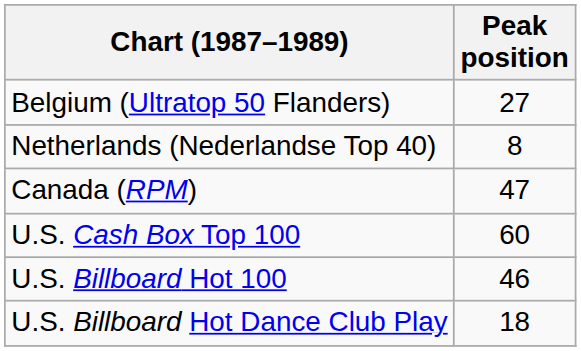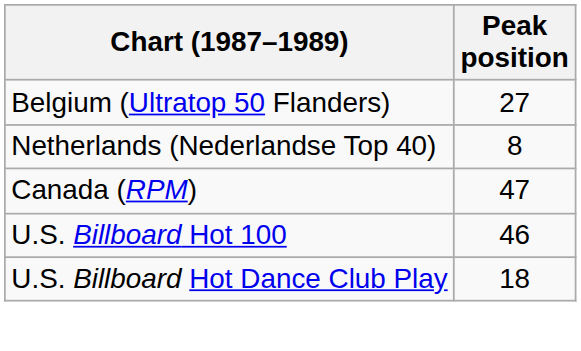- row: (156, 234)
